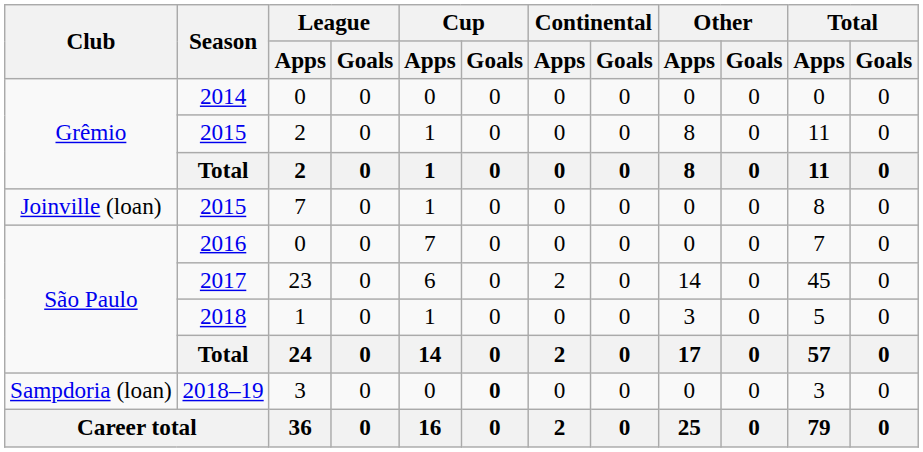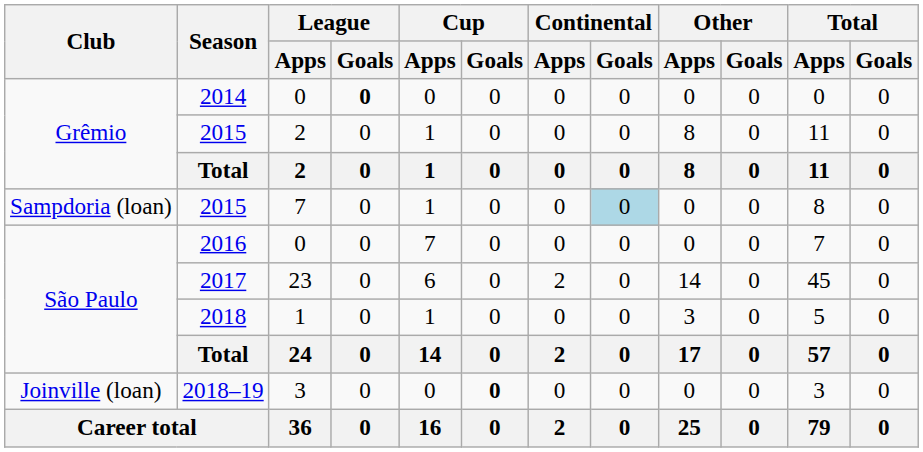(365, 96) normal -> (365, 96) bold
(91, 206) Joinville (loan) -> (91, 206) Sampdoria (loan)
(624, 206) no background -> (624, 206) lightblue background
(91, 390) Sampdoria (loan) -> (91, 390) Joinville (loan)
